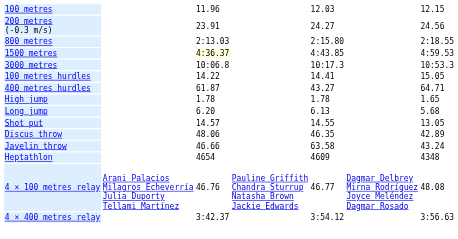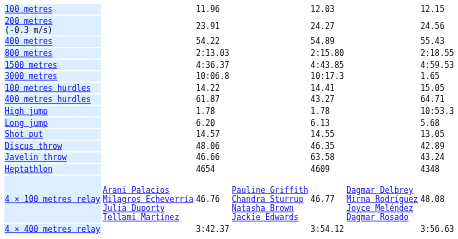+ row: (29, 42)
(213, 53) lightyellow background -> (213, 65) no background
(437, 65) 10:53.3 -> (430, 77) 1.65
(430, 100) 1.65 -> (437, 111) 10:53.3
